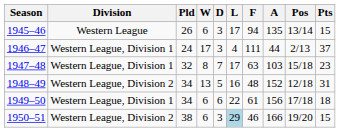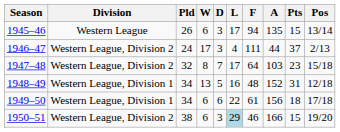columns swapped: (325, 13) <-> (300, 13)
(112, 48) Western League, Division 1 -> (112, 48) Western League, Division 2
(112, 65) Western League, Division 1 -> (112, 65) Western League, Division 2
(253, 65) 63 -> (253, 65) 64
(112, 83) Western League, Division 2 -> (112, 83) Western League, Division 1
